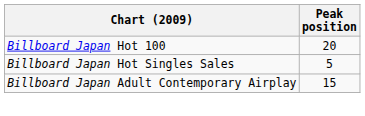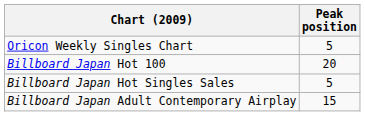+ row: (100, 46)
